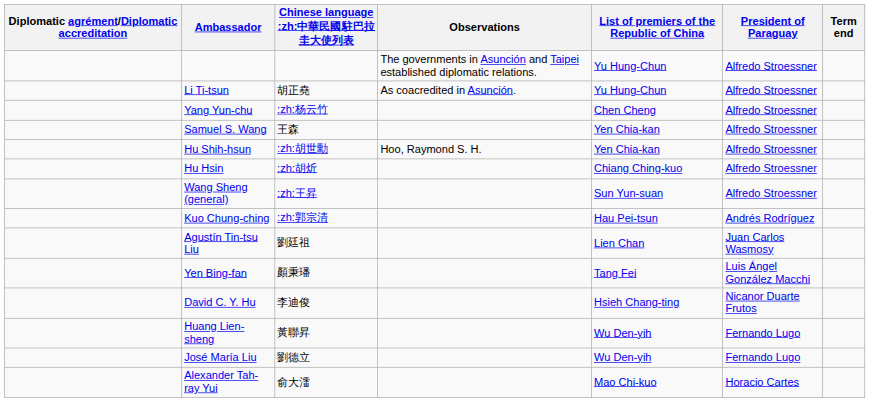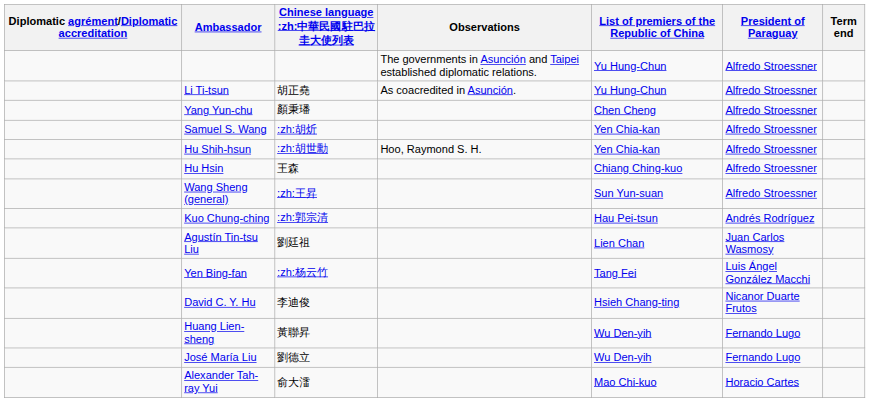(303, 109) :zh:杨云竹 -> (294, 109) 顏秉璠
(288, 129) 王森 -> (297, 129) :zh:胡炘
(297, 168) :zh:胡炘 -> (288, 168) 王森
(294, 272) 顏秉璠 -> (303, 272) :zh:杨云竹
